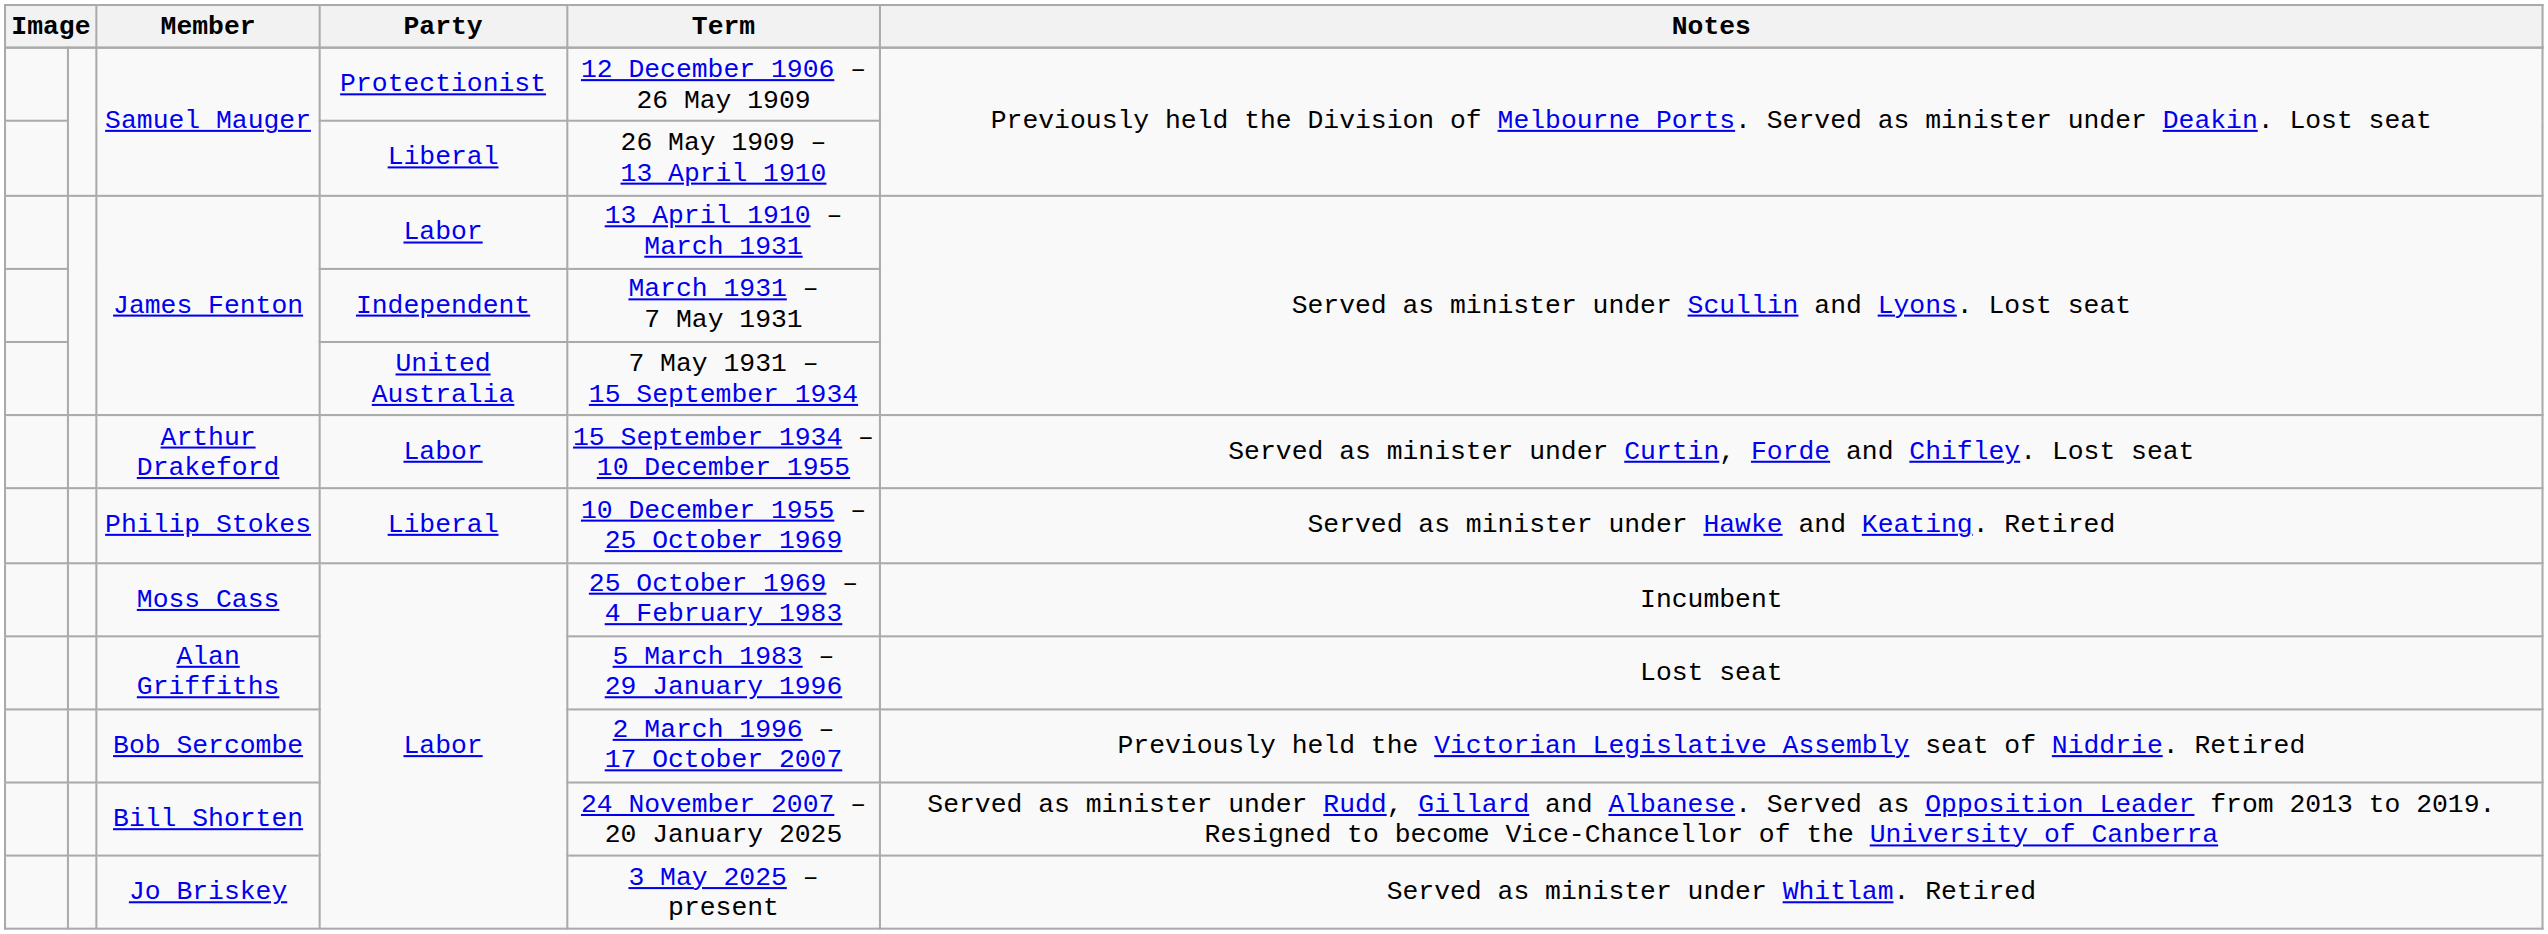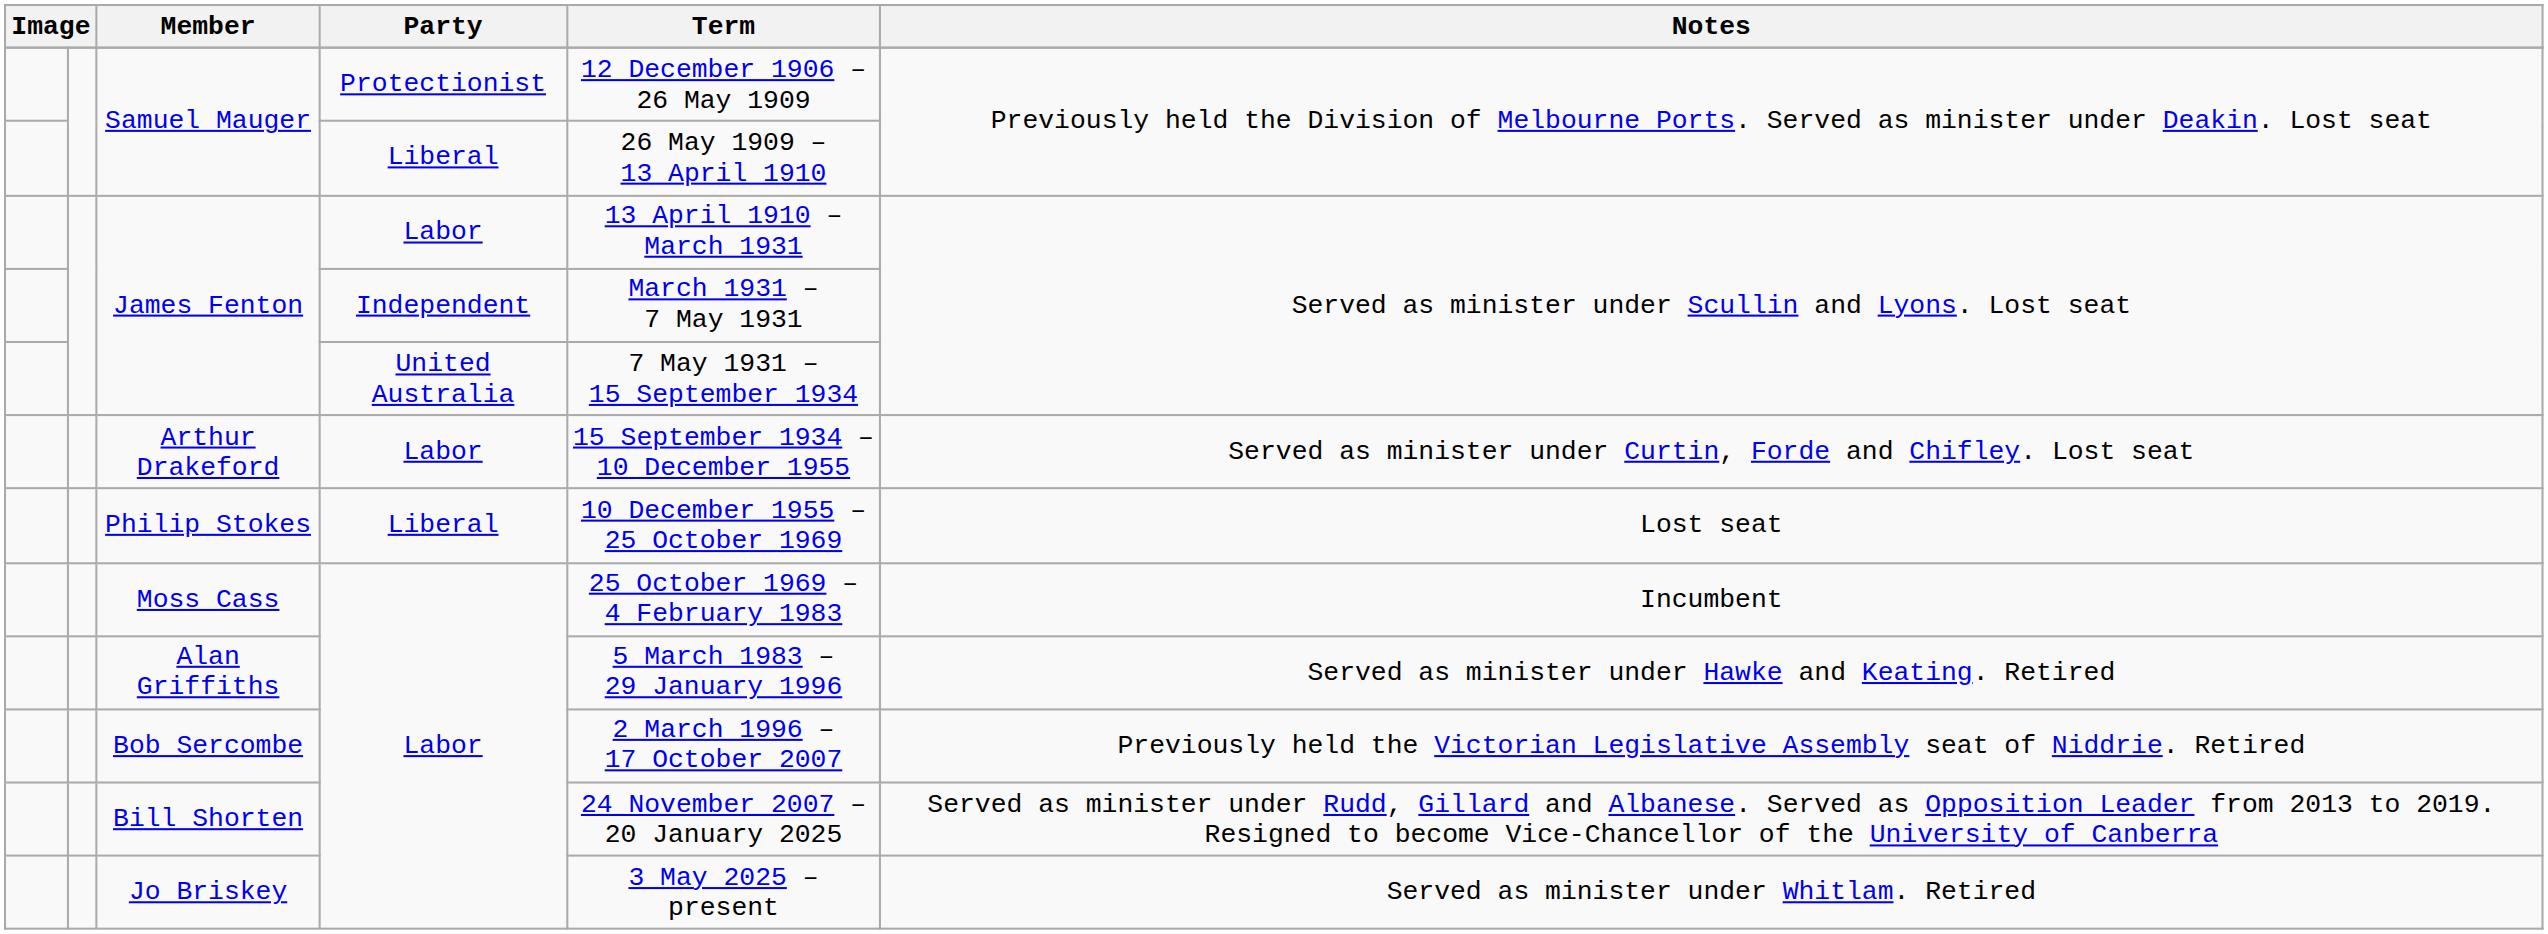(1711, 526) Served as minister under Hawke and Keating. Retired -> (1711, 526) Lost seat
(1711, 672) Lost seat -> (1711, 672) Served as minister under Hawke and Keating. Retired
